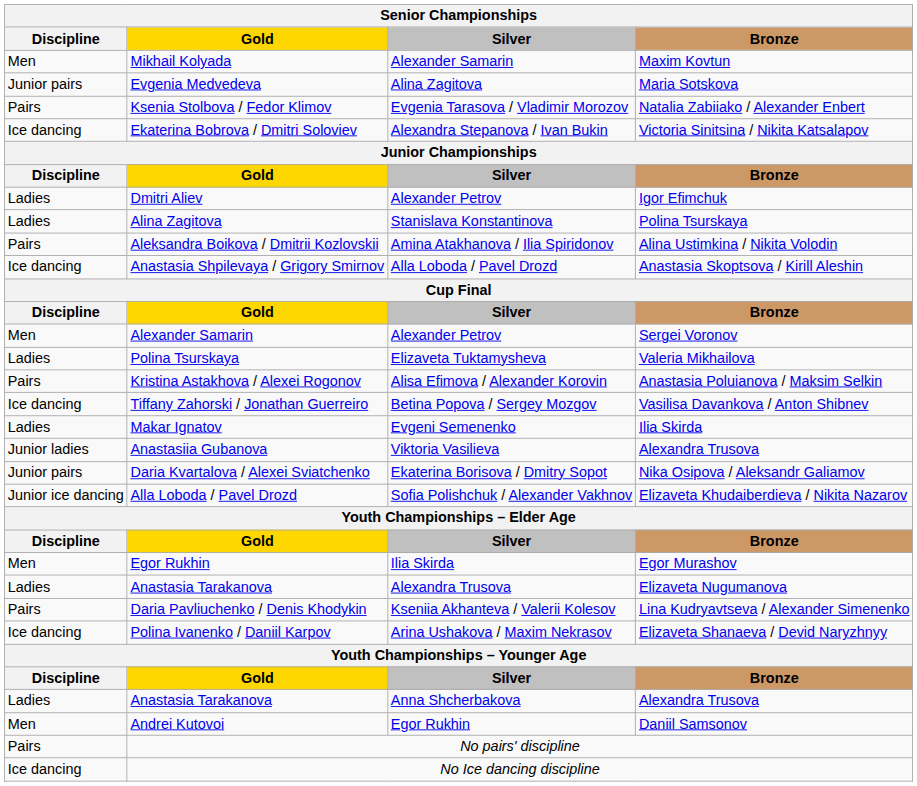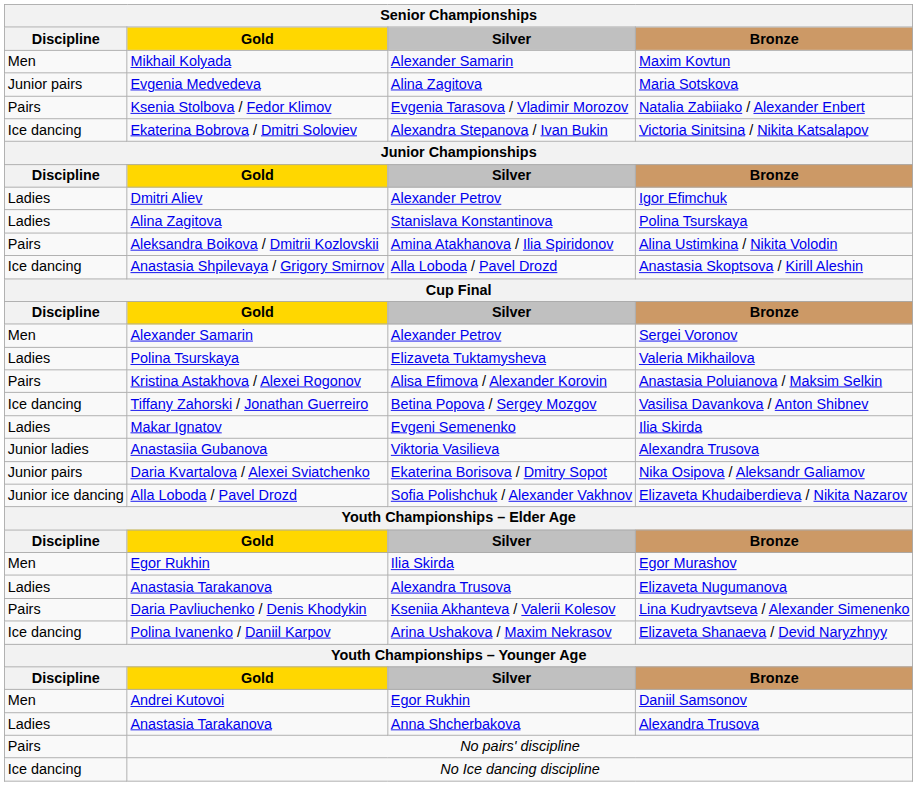rows swapped: (177, 723) <-> (201, 701)
